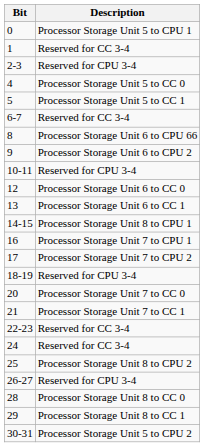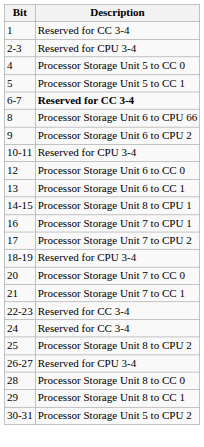- row: (10, 30)
(84, 118) normal -> (86, 100) bold
